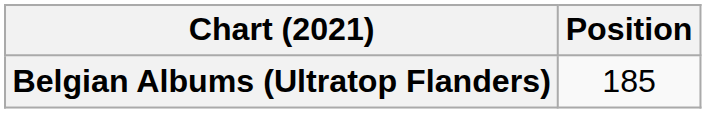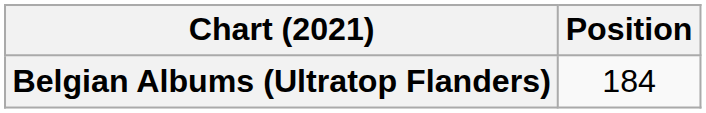(629, 81) 185 -> (629, 81) 184
